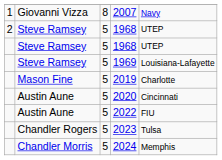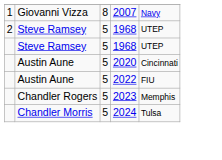- row: (10, 63)
- row: (10, 80)
(151, 130) Tulsa -> (158, 96) Memphis
(158, 147) Memphis -> (151, 113) Tulsa
